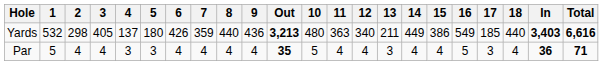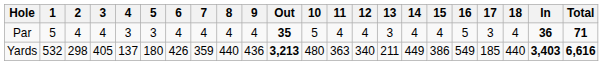rows swapped: (22, 32) <-> (22, 51)
